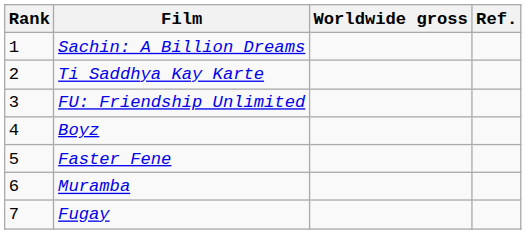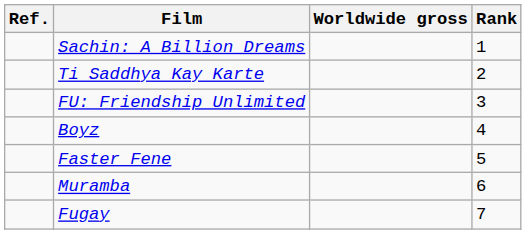columns swapped: (29, 19) <-> (497, 19)
